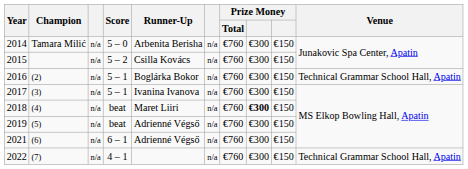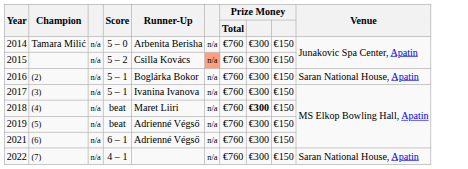(212, 61) no background -> (212, 61) lightsalmon background
(380, 76) Technical Grammar School Hall, Apatin -> (359, 76) Saran National House, Apatin
(380, 156) Technical Grammar School Hall, Apatin -> (359, 156) Saran National House, Apatin
